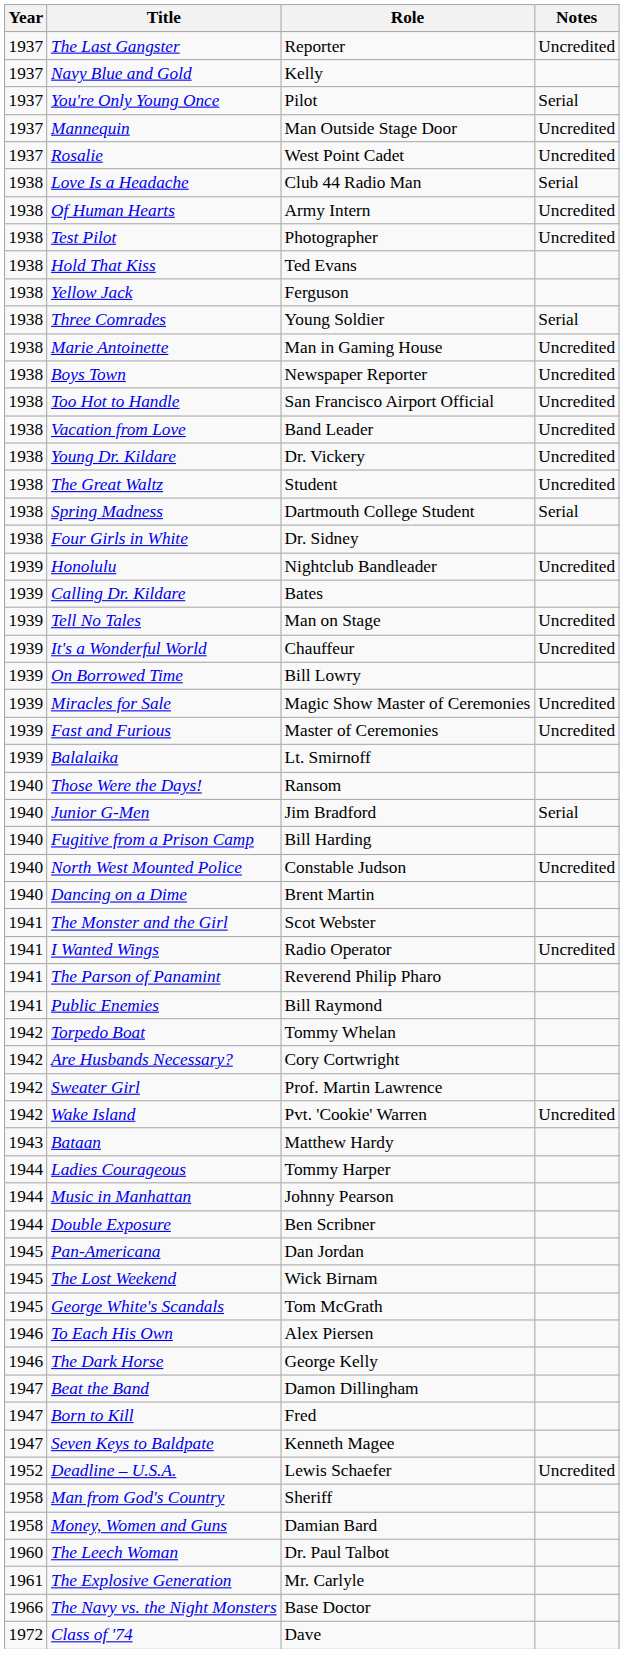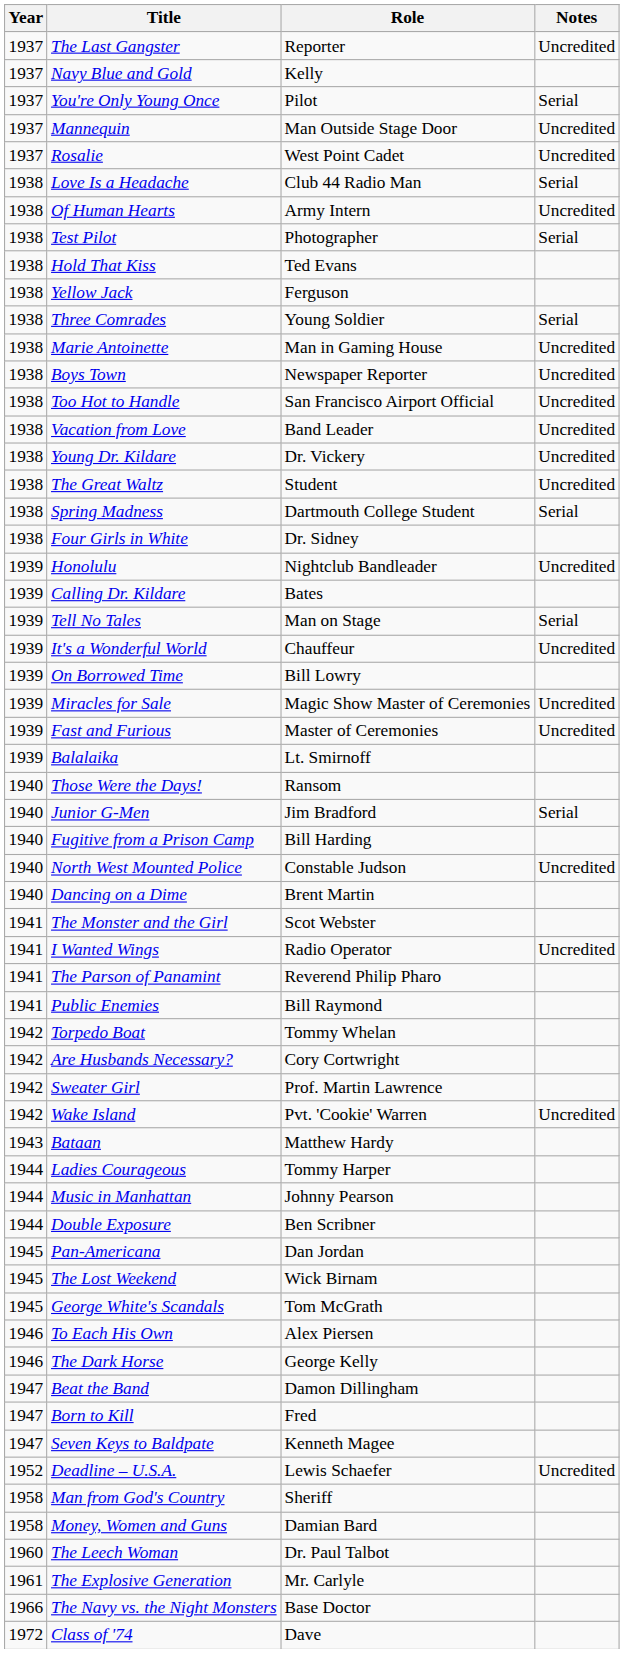(577, 237) Uncredited -> (558, 237) Serial
(577, 621) Uncredited -> (558, 621) Serial
